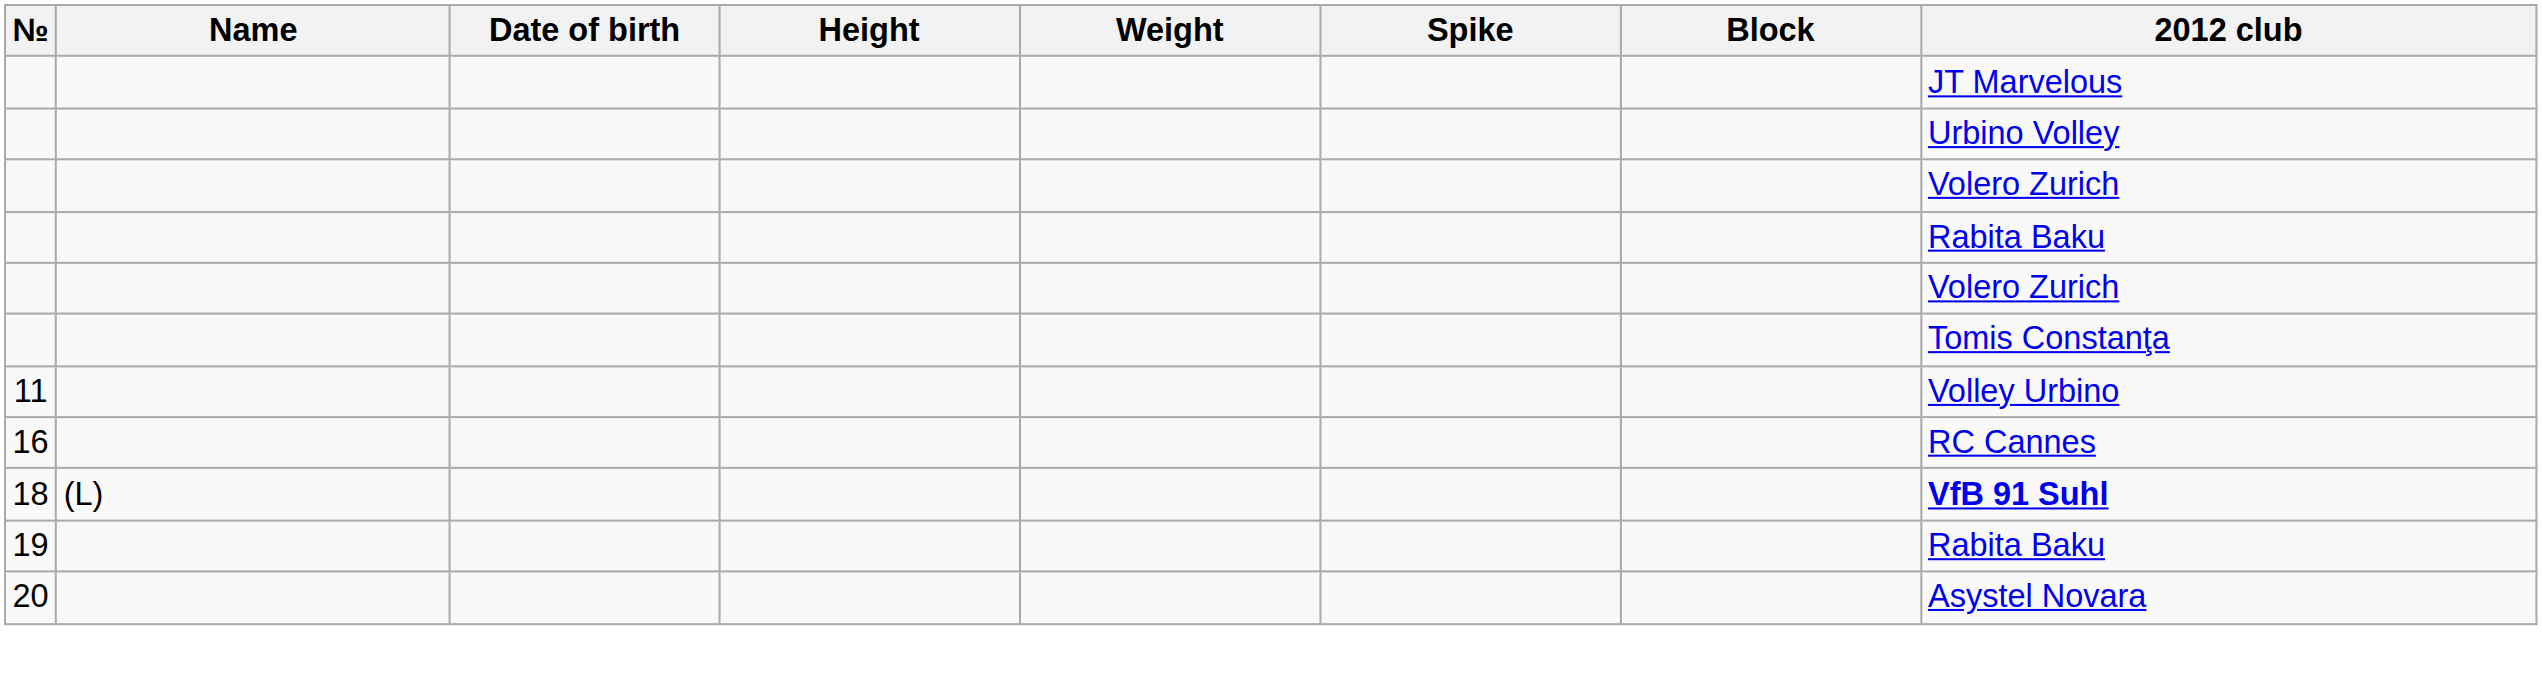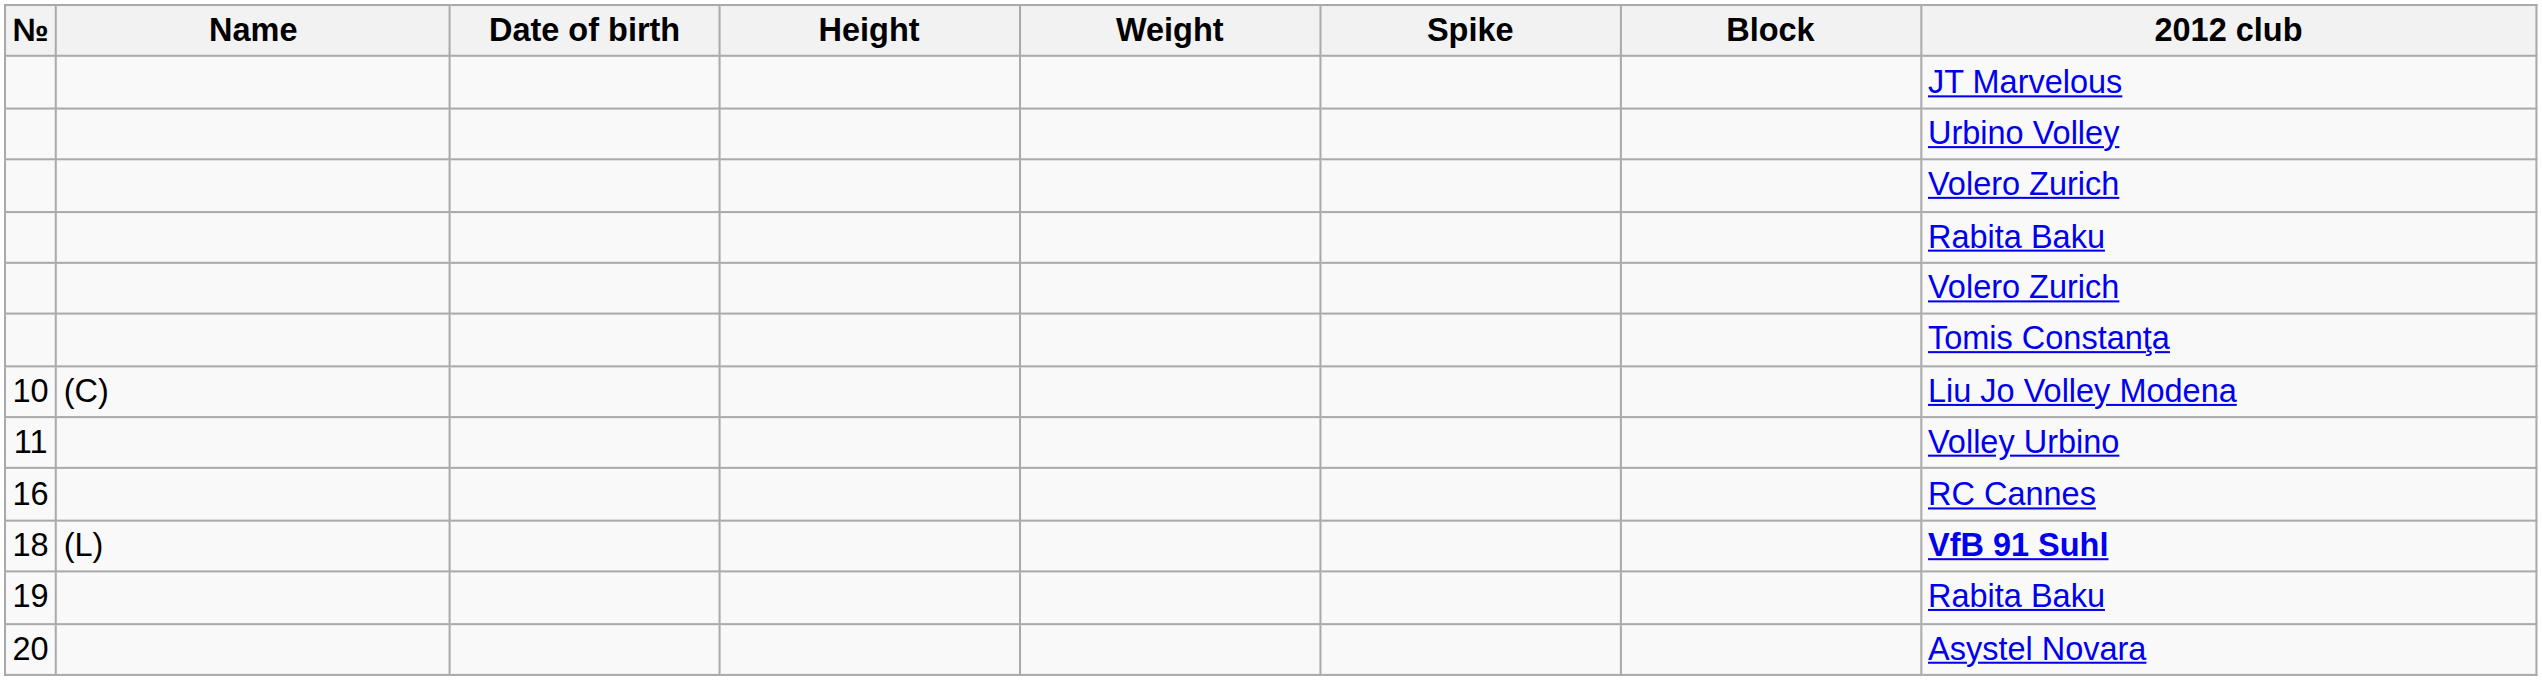+ row: (31, 390)
